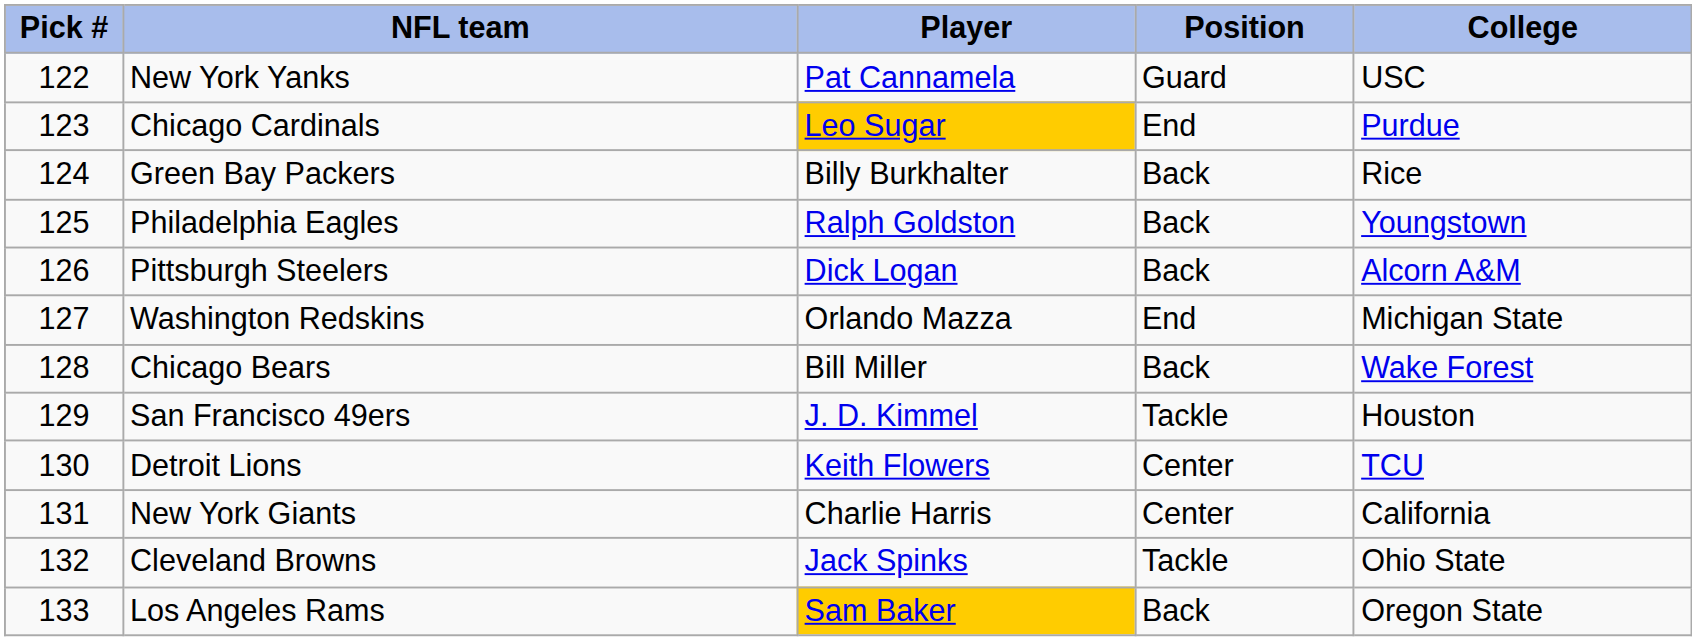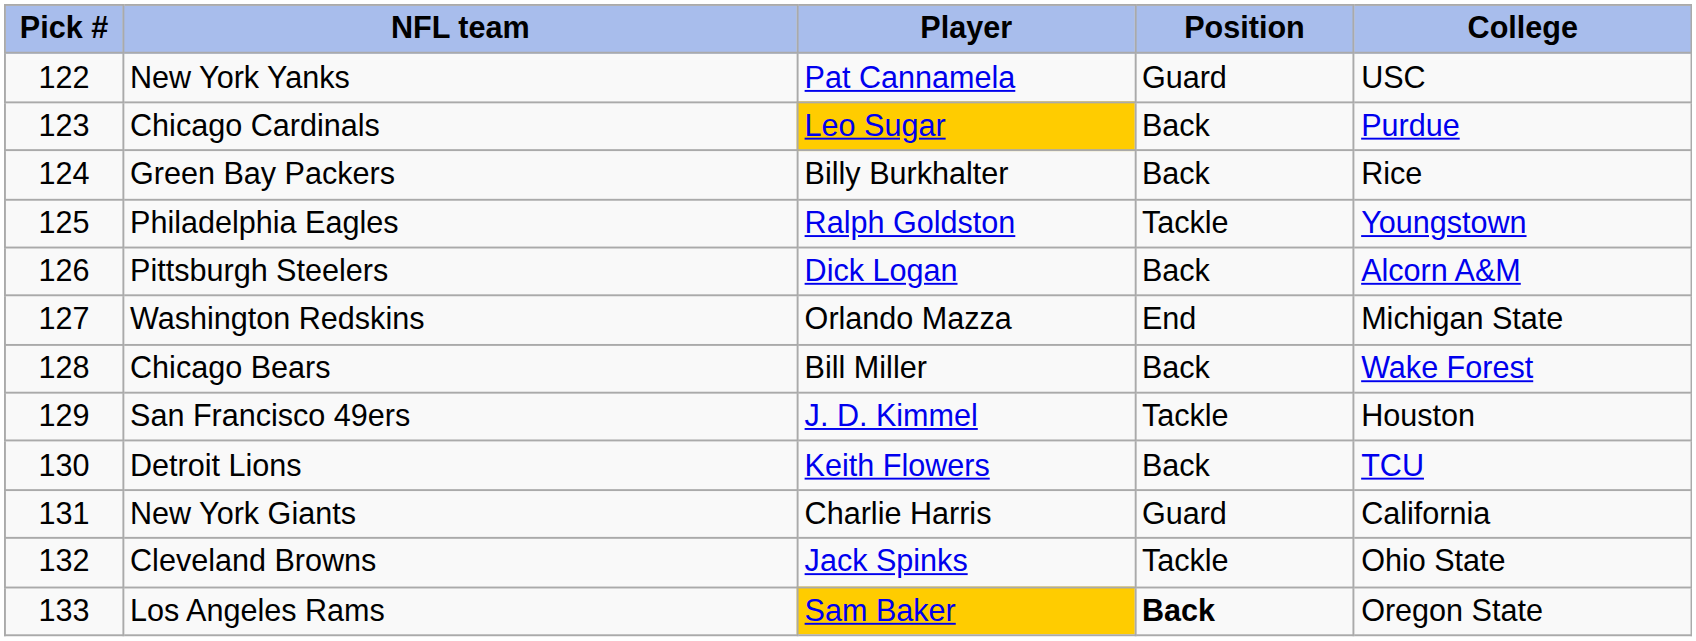(1169, 125) End -> (1176, 125) Back
(1176, 222) Back -> (1185, 222) Tackle
(1188, 464) Center -> (1176, 464) Back
(1188, 513) Center -> (1184, 513) Guard
(1176, 610) normal -> (1178, 610) bold
